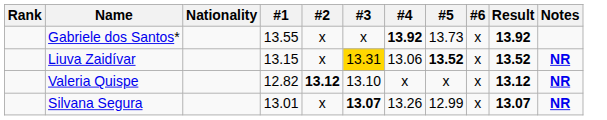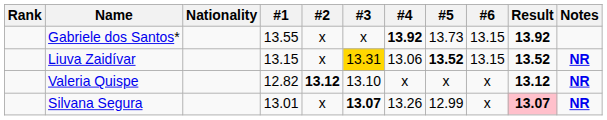(478, 37) x -> (487, 37) 13.15
(478, 59) x -> (487, 59) 13.15
(513, 103) no background -> (532, 103) pink background
